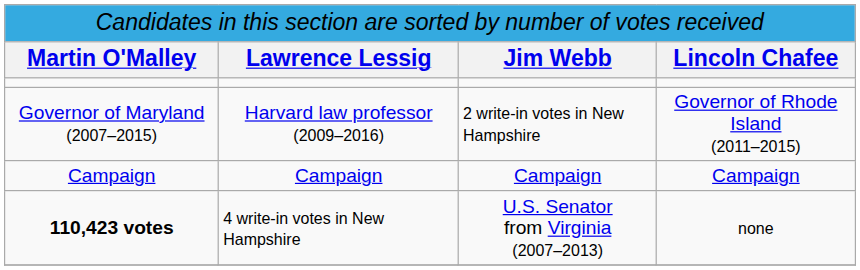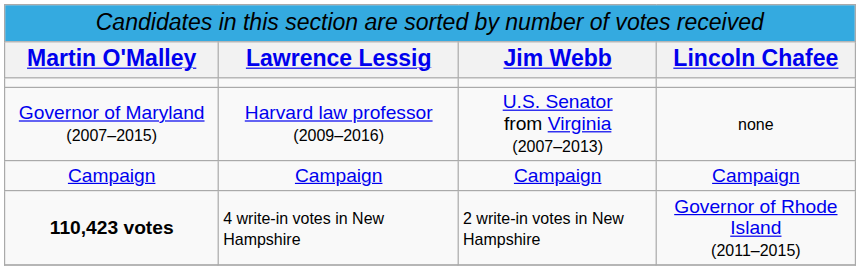(543, 124) 2 write-in votes in New Hampshire -> (558, 123) U.S. Senator from Virginia (2007–2013)
(756, 123) Governor of Rhode Island (2011–2015) -> (756, 124) none
(558, 227) U.S. Senator from Virginia (2007–2013) -> (543, 229) 2 write-in votes in New Hampshire
(756, 229) none -> (756, 227) Governor of Rhode Island (2011–2015)
